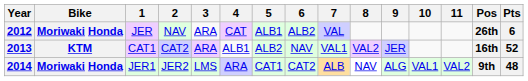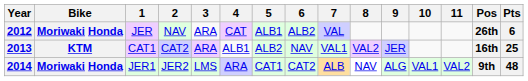(512, 48) 52 -> (512, 48) 25
